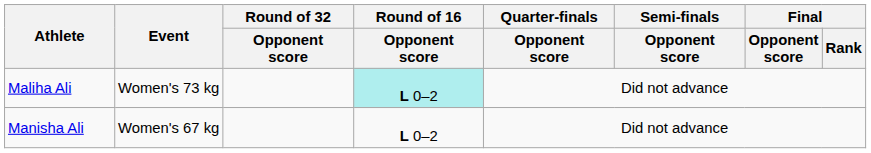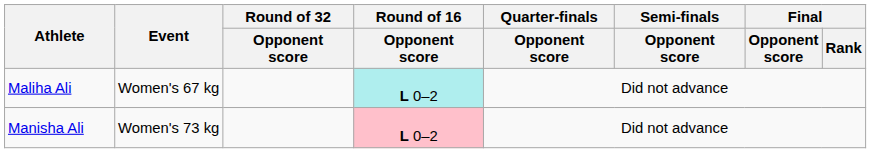(169, 88) Women's 73 kg -> (169, 88) Women's 67 kg
(169, 128) Women's 67 kg -> (169, 128) Women's 73 kg
(419, 136) no background -> (419, 136) pink background
